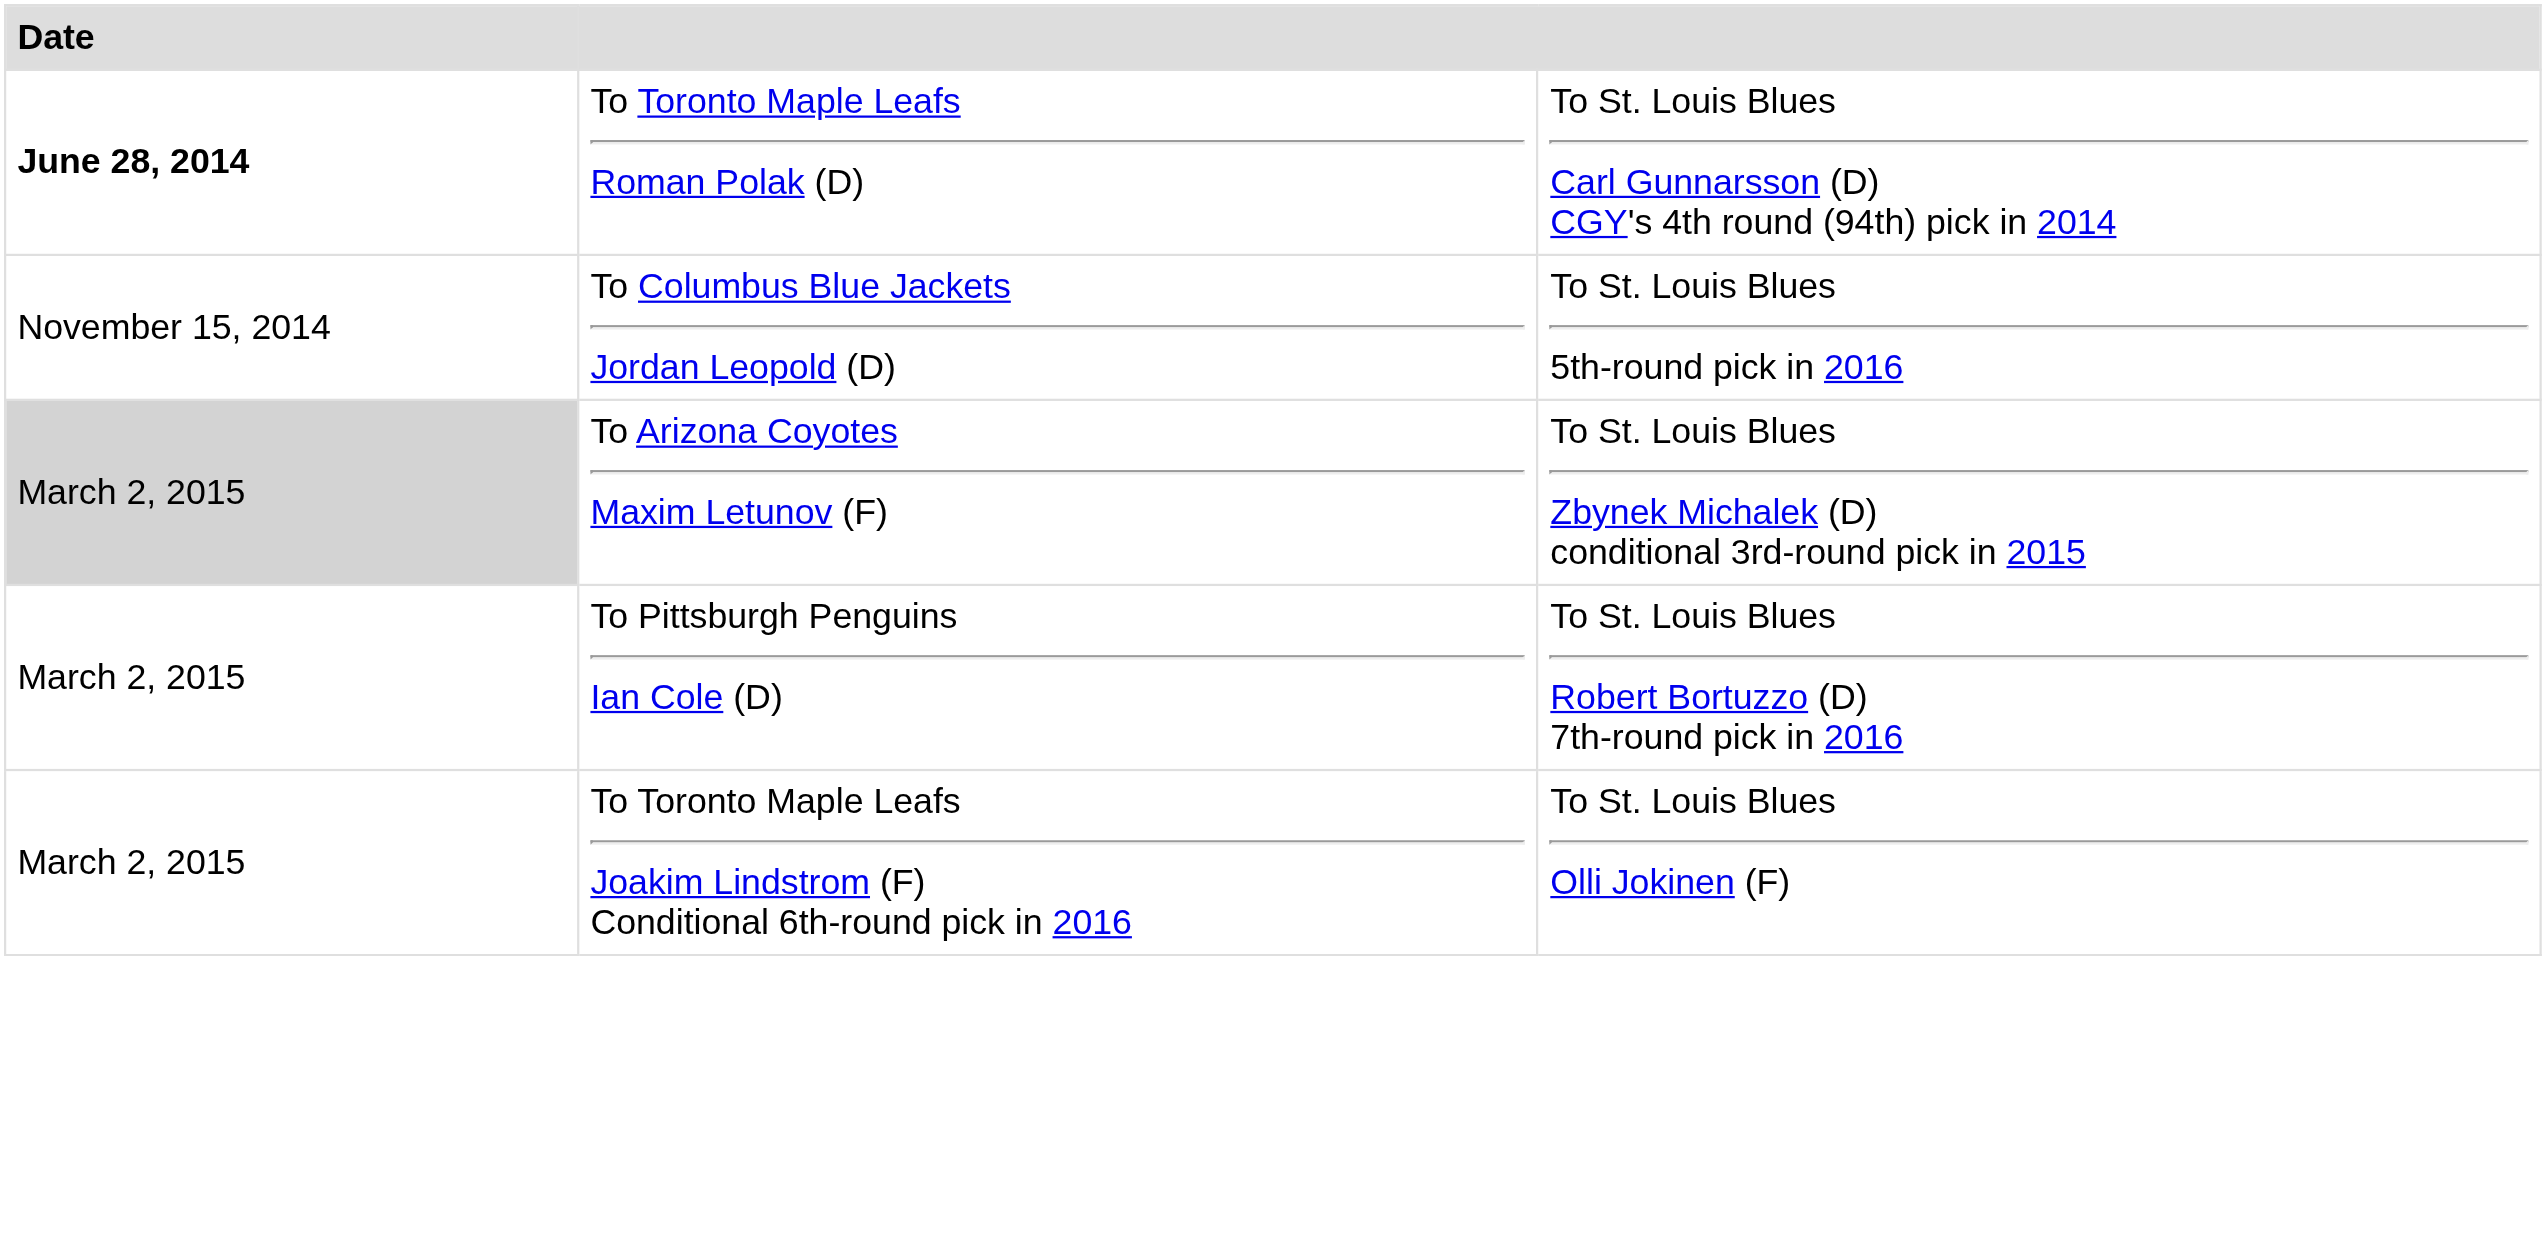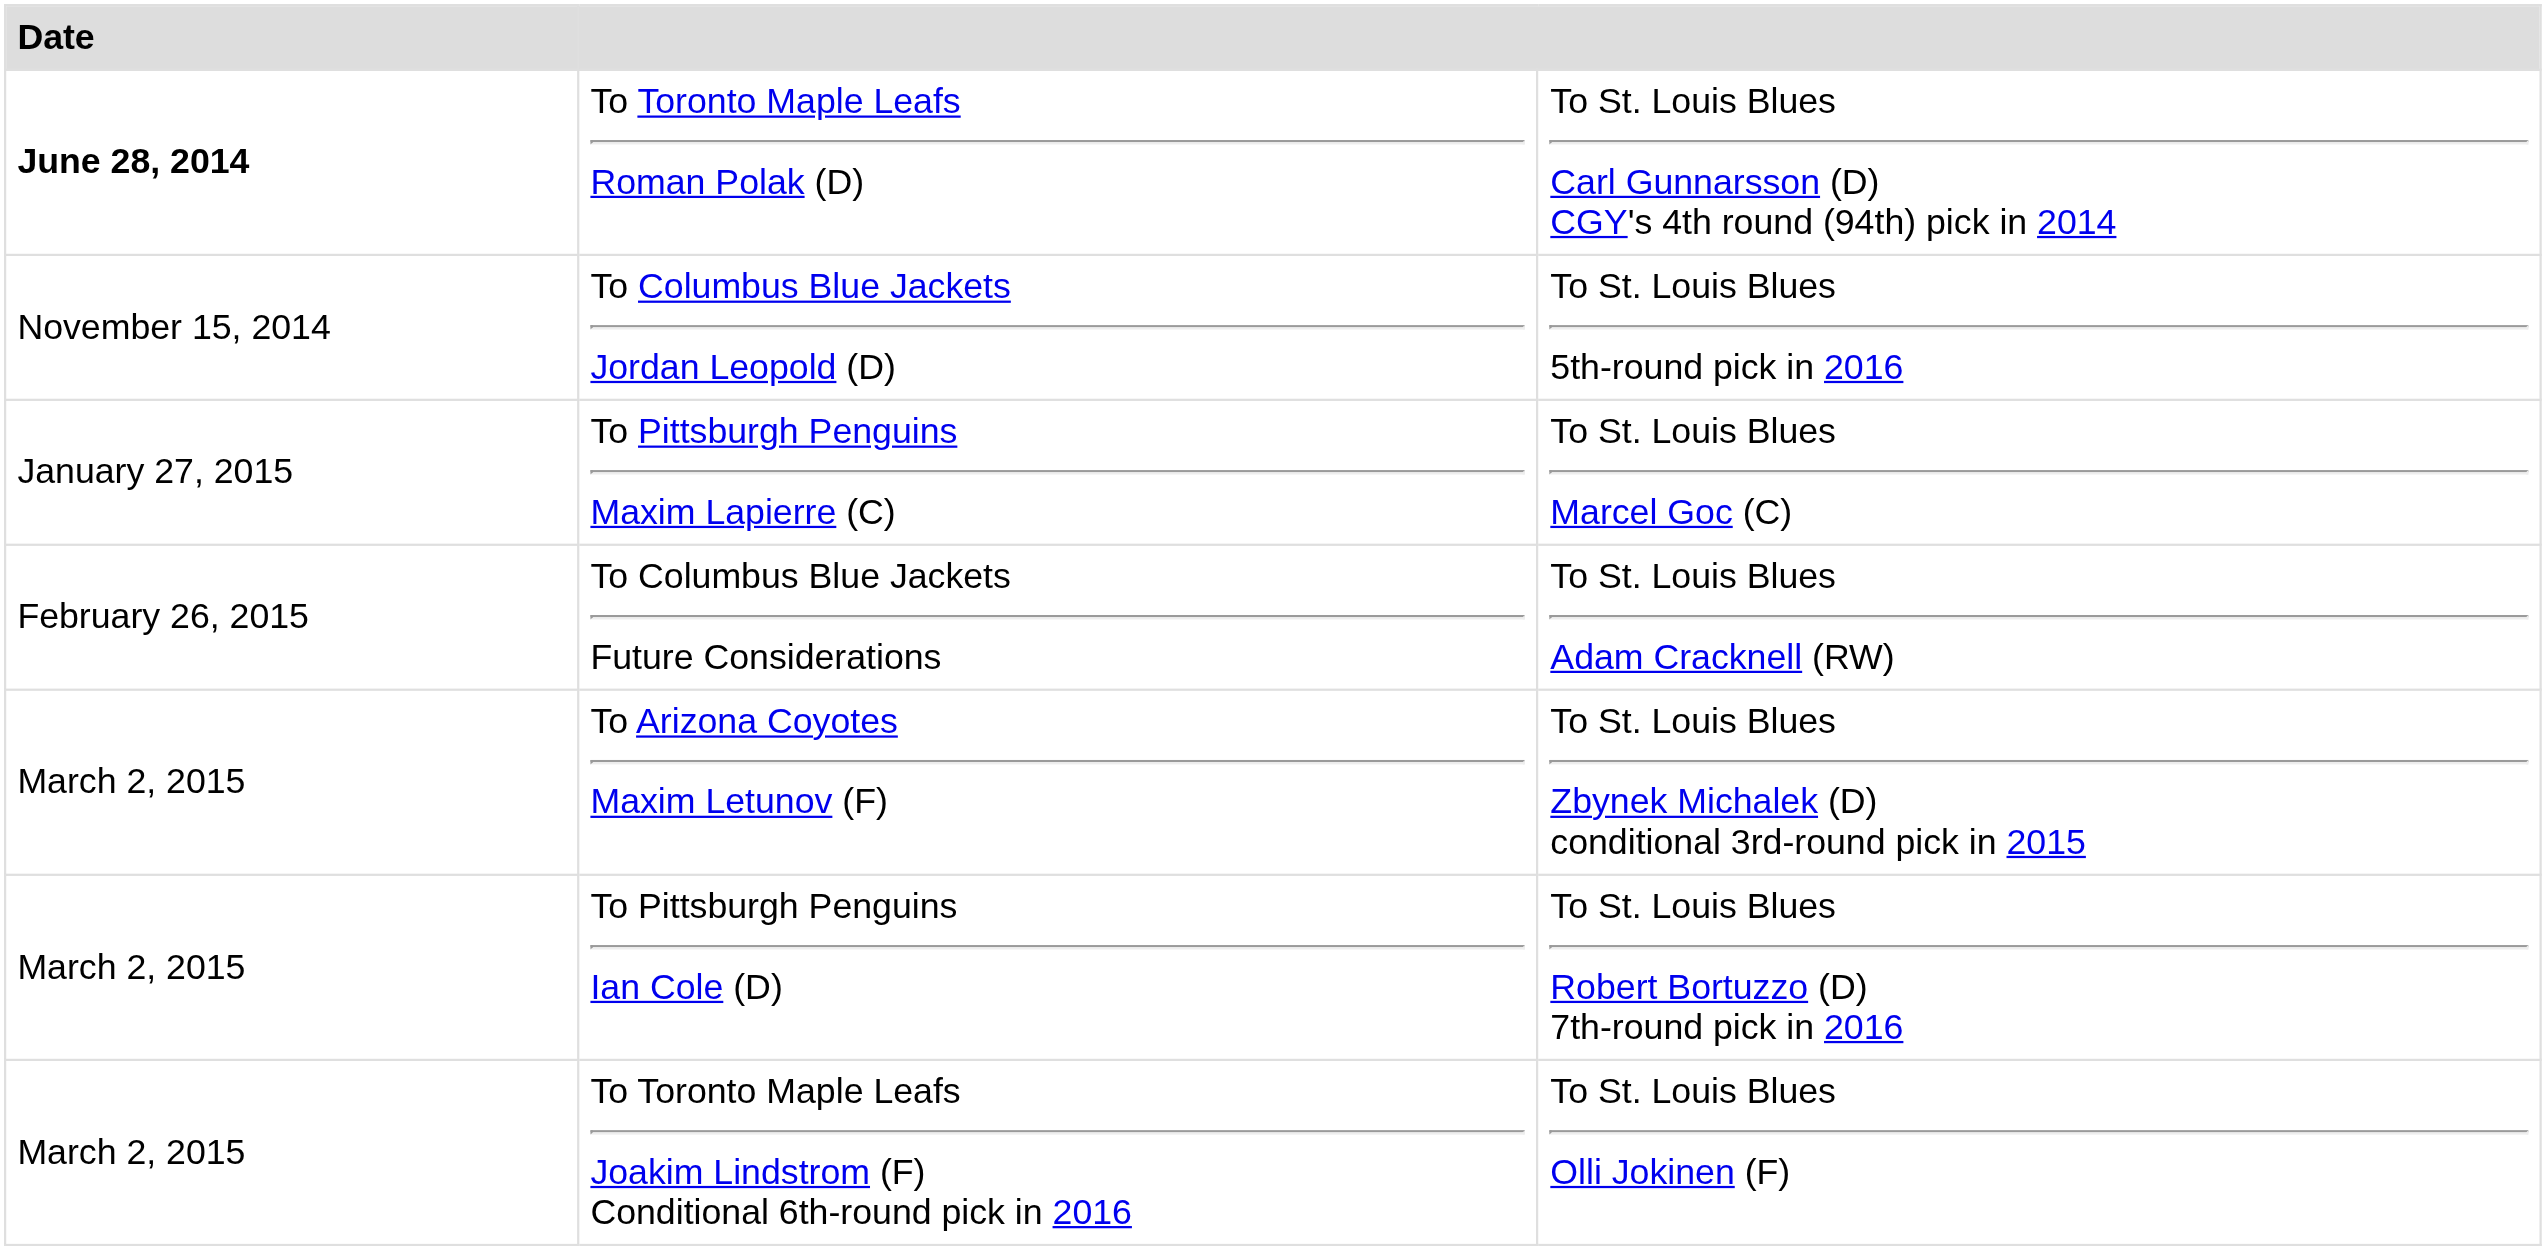+ row: (1058, 471)
+ row: (1058, 616)
(131, 491) lightgrey background -> (131, 781) no background
